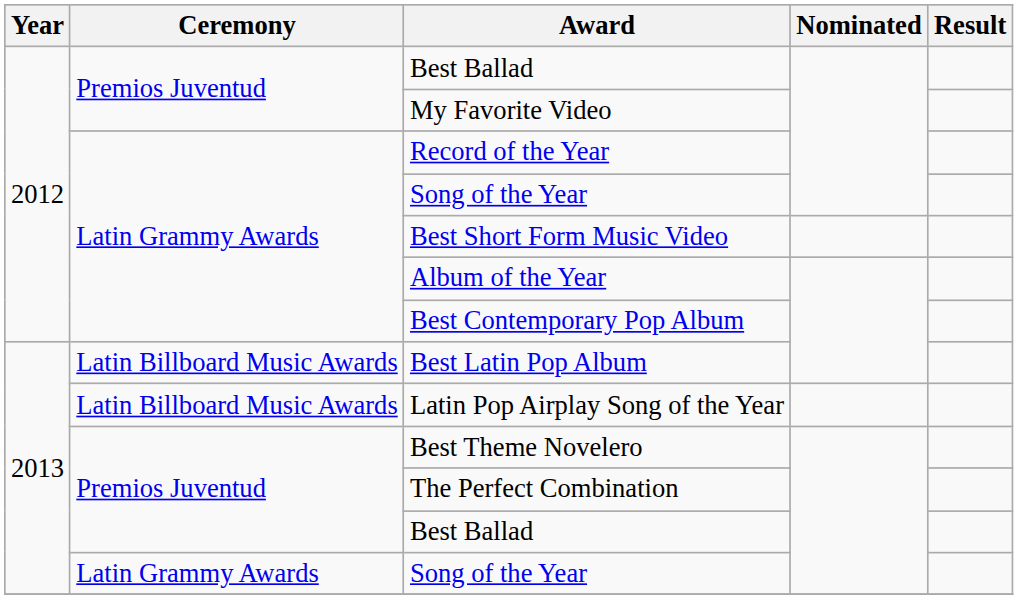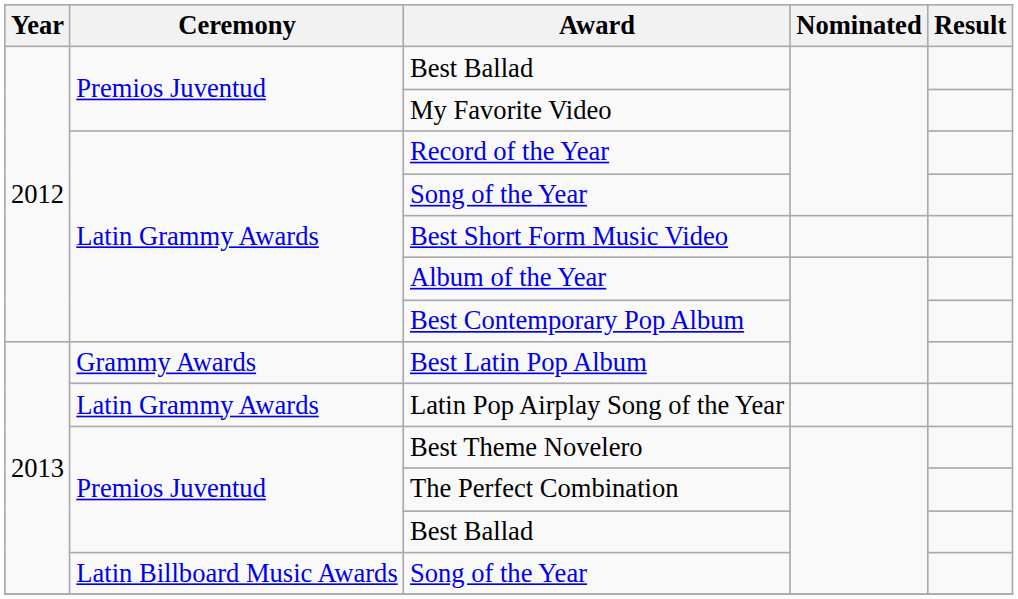(237, 362) Latin Billboard Music Awards -> (166, 362) Grammy Awards
(237, 404) Latin Billboard Music Awards -> (198, 404) Latin Grammy Awards
(198, 573) Latin Grammy Awards -> (237, 573) Latin Billboard Music Awards
